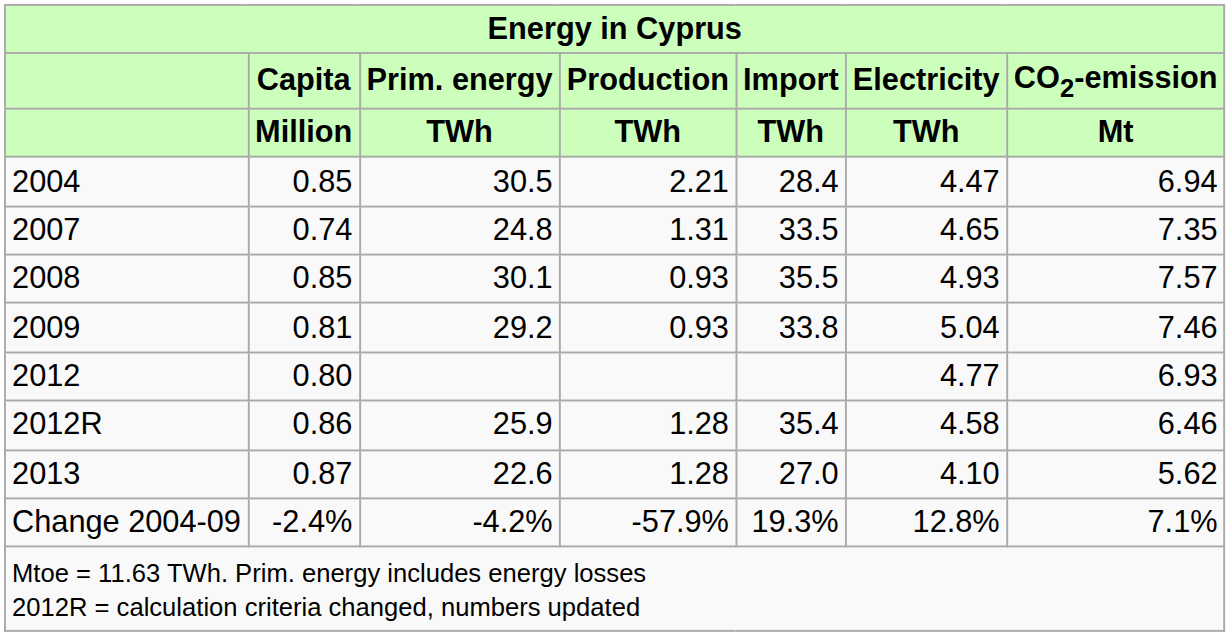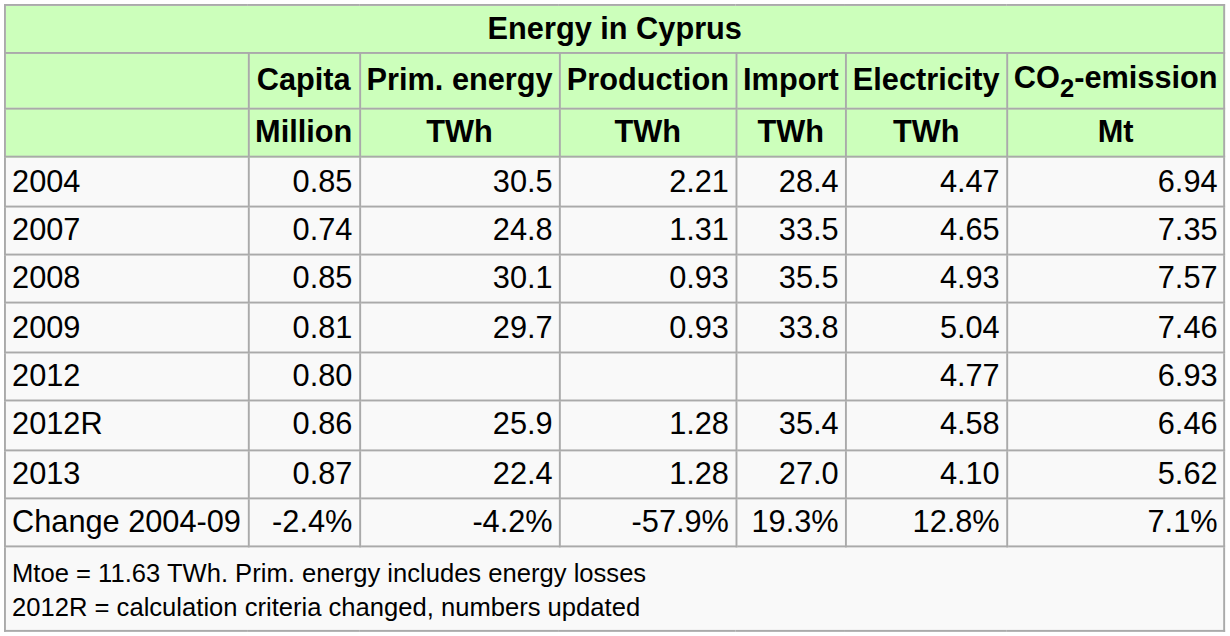(523, 327) 29.2 -> (523, 327) 29.7
(523, 473) 22.6 -> (523, 473) 22.4
